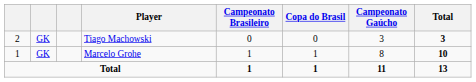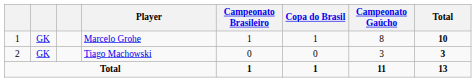rows swapped: (112, 54) <-> (118, 39)
